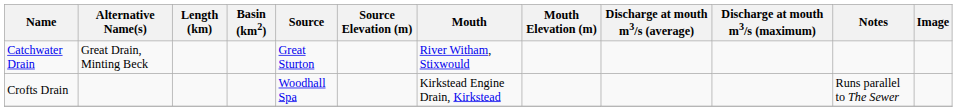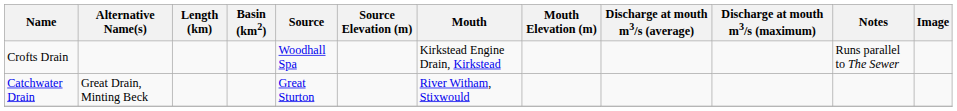rows swapped: (35, 57) <-> (38, 90)
